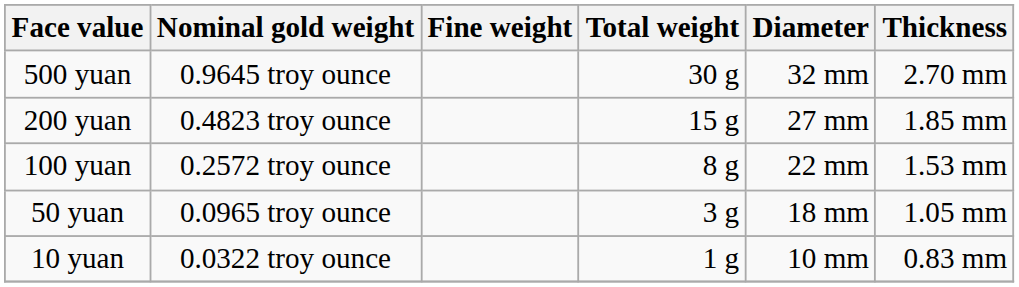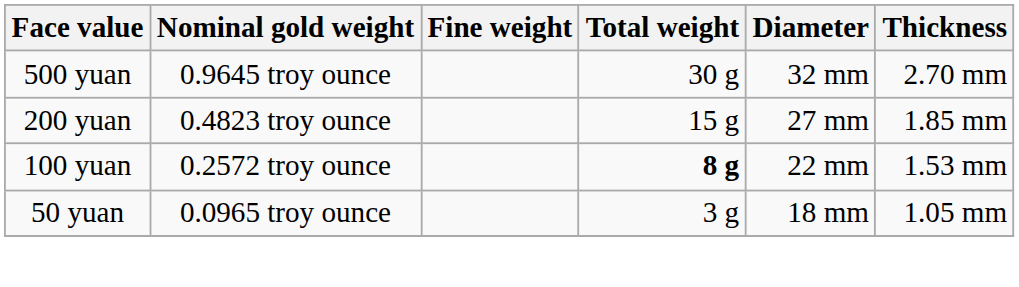(721, 166) normal -> (721, 166) bold
- row: (78, 258)
